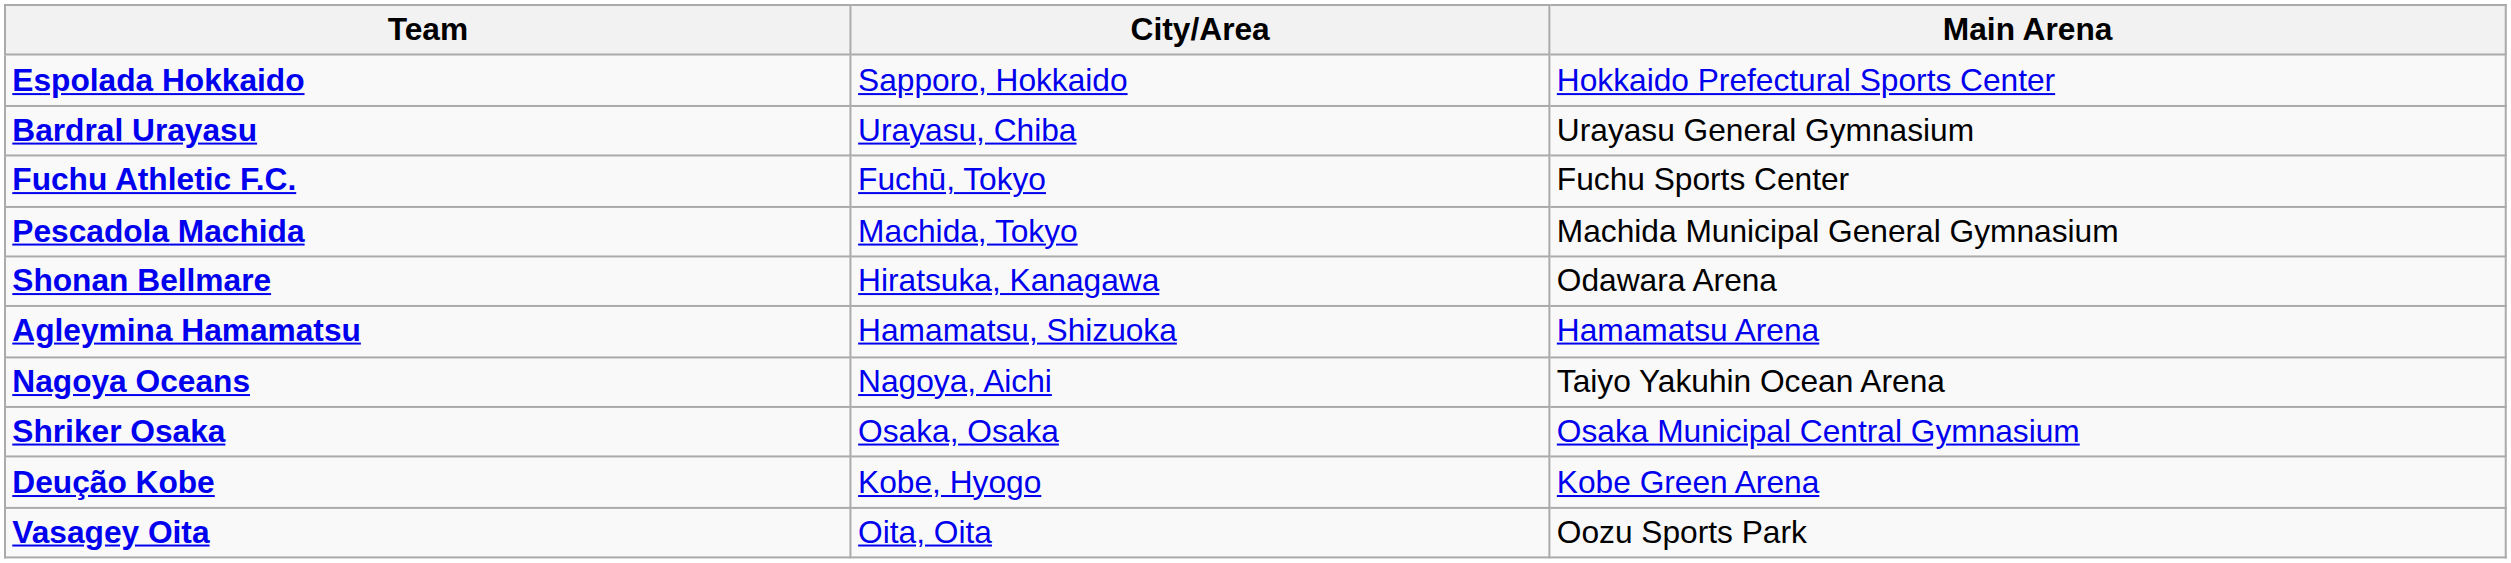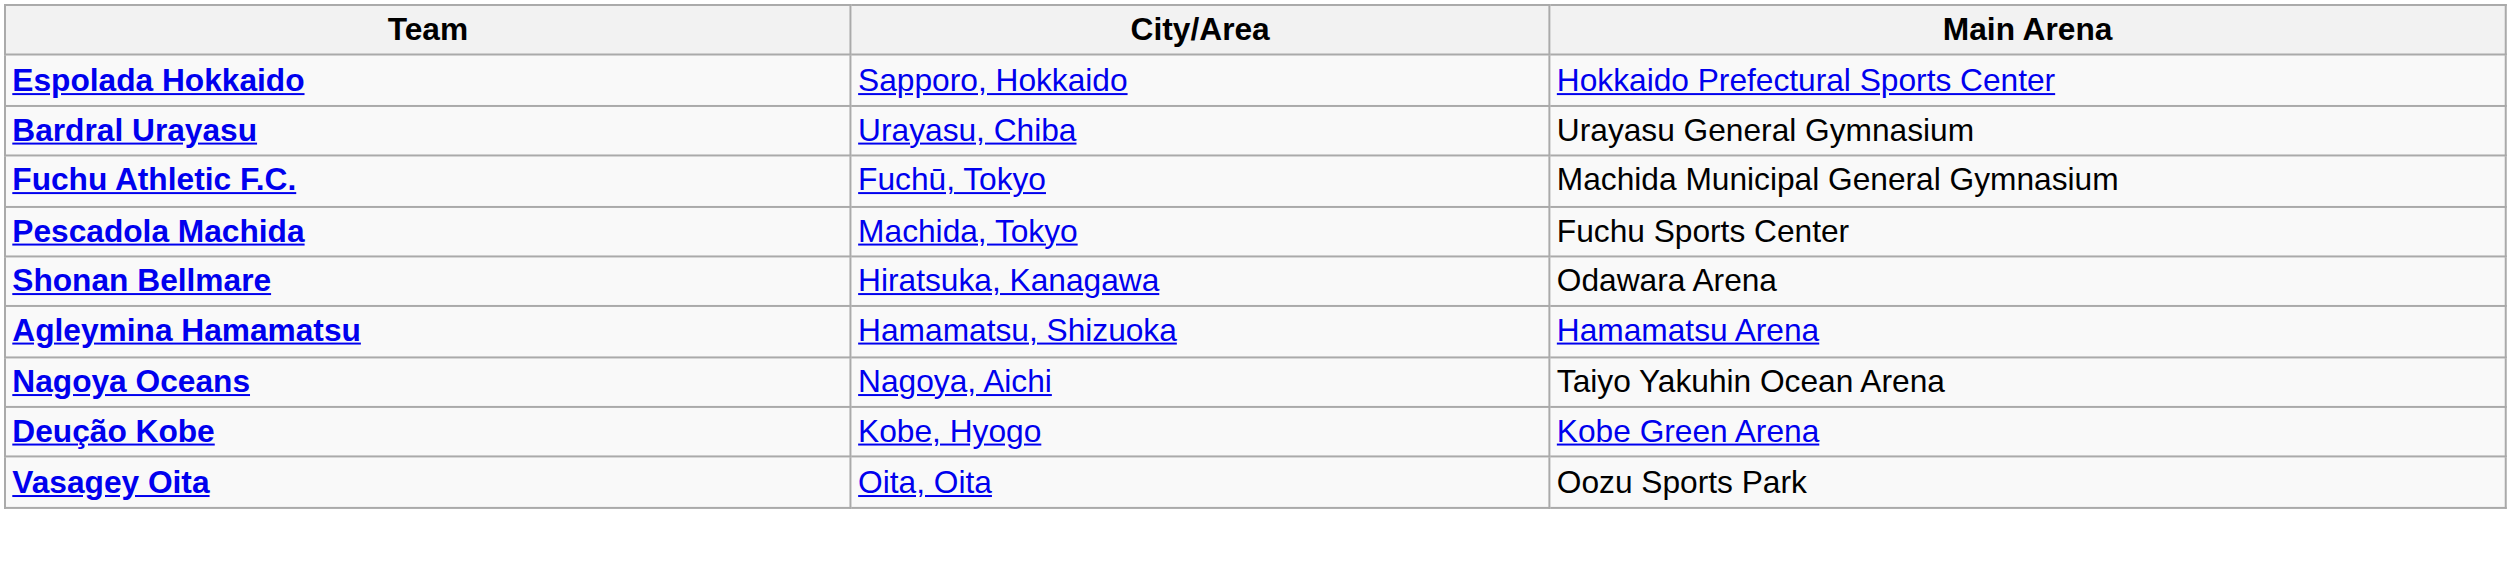(1703, 180) Fuchu Sports Center -> (1838, 180) Machida Municipal General Gymnasium
(1838, 230) Machida Municipal General Gymnasium -> (1703, 230) Fuchu Sports Center
- row: (119, 431)
